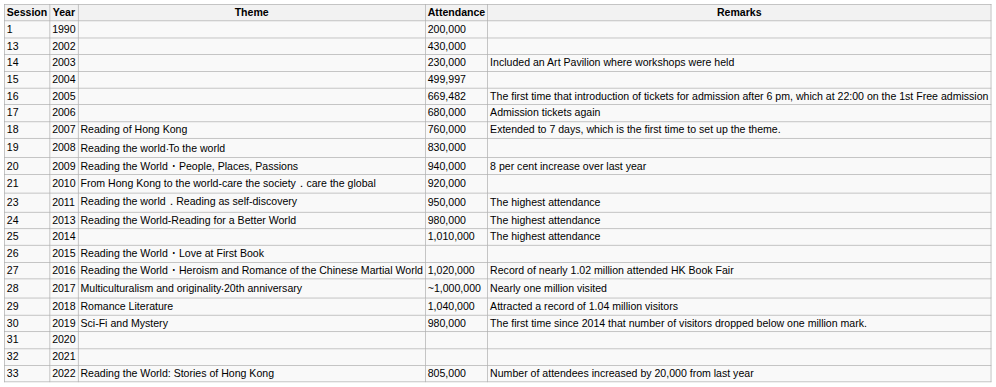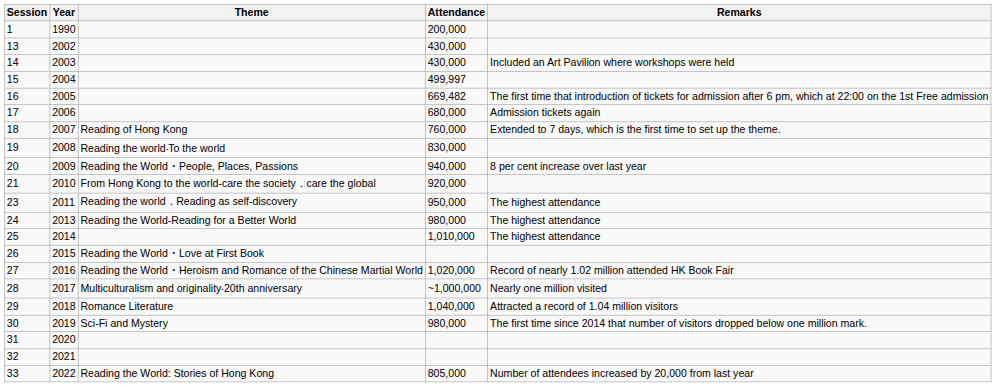(447, 63) 230,000 -> (447, 63) 430,000
